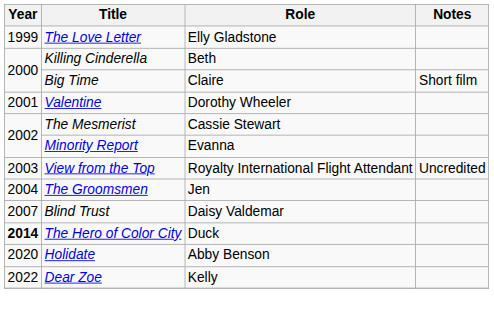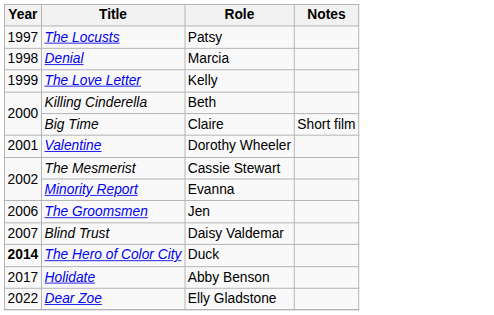+ row: (82, 37)
+ row: (64, 59)
(232, 37) Elly Gladstone -> (203, 80) Kelly
- row: (100, 168)
(23, 189) 2004 -> (23, 211) 2006
(23, 255) 2020 -> (23, 277) 2017
(203, 277) Kelly -> (232, 299) Elly Gladstone
